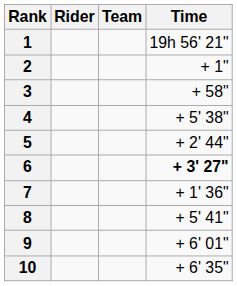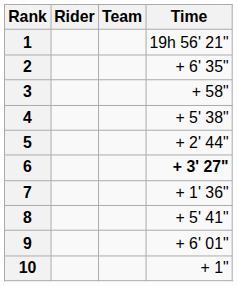(215, 67) + 1" -> (202, 67) + 6' 35"
(202, 268) + 6' 35" -> (215, 268) + 1"
